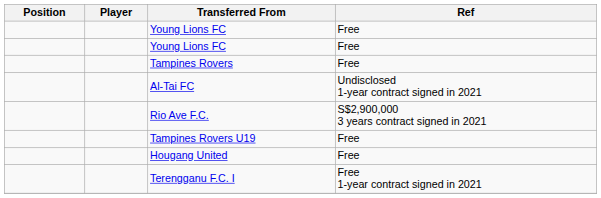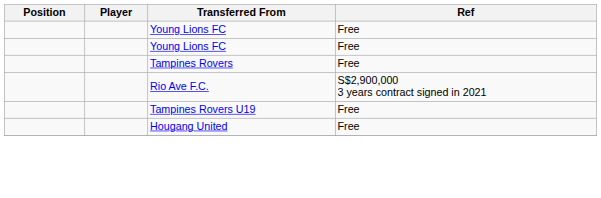- row: (172, 87)
- row: (192, 179)
